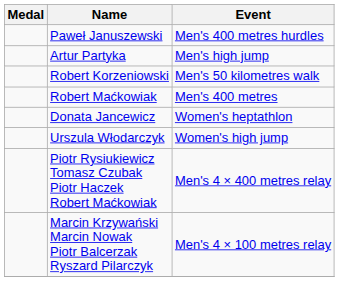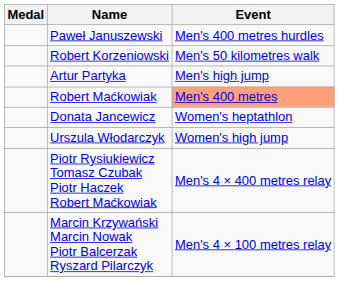rows swapped: (110, 76) <-> (88, 55)
(226, 96) no background -> (226, 96) lightsalmon background
